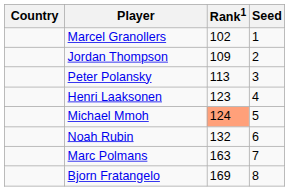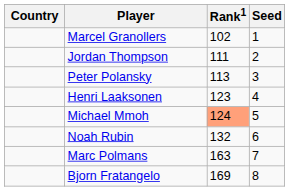(220, 57) 109 -> (219, 57) 111
